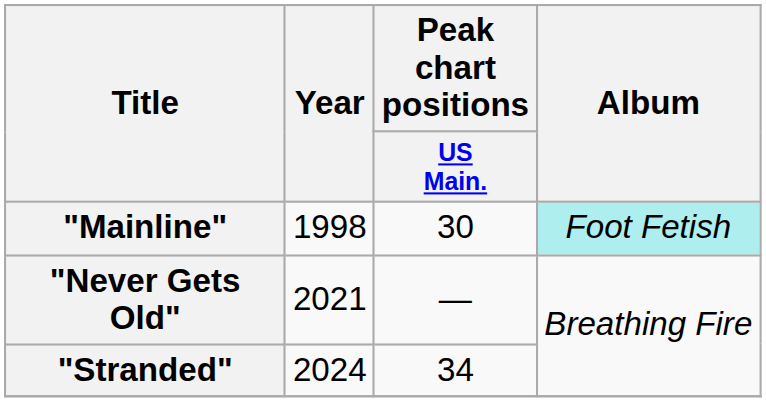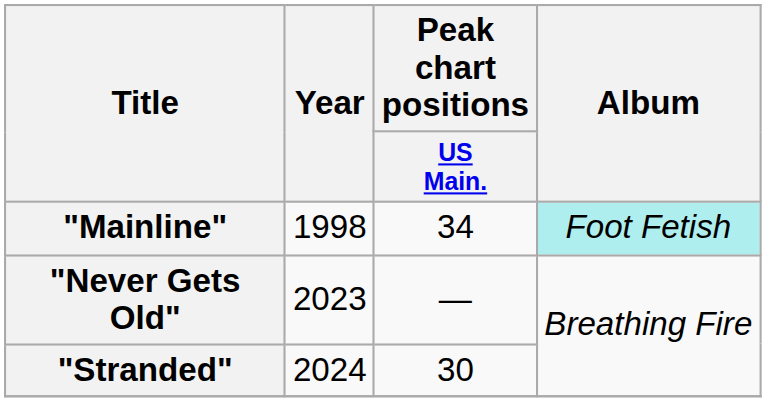(455, 227) 30 -> (455, 227) 34
(330, 298) 2021 -> (330, 298) 2023
(455, 370) 34 -> (455, 370) 30
